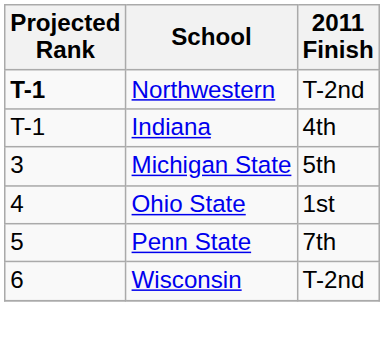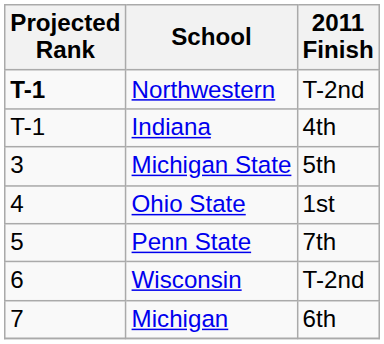+ row: (180, 319)
